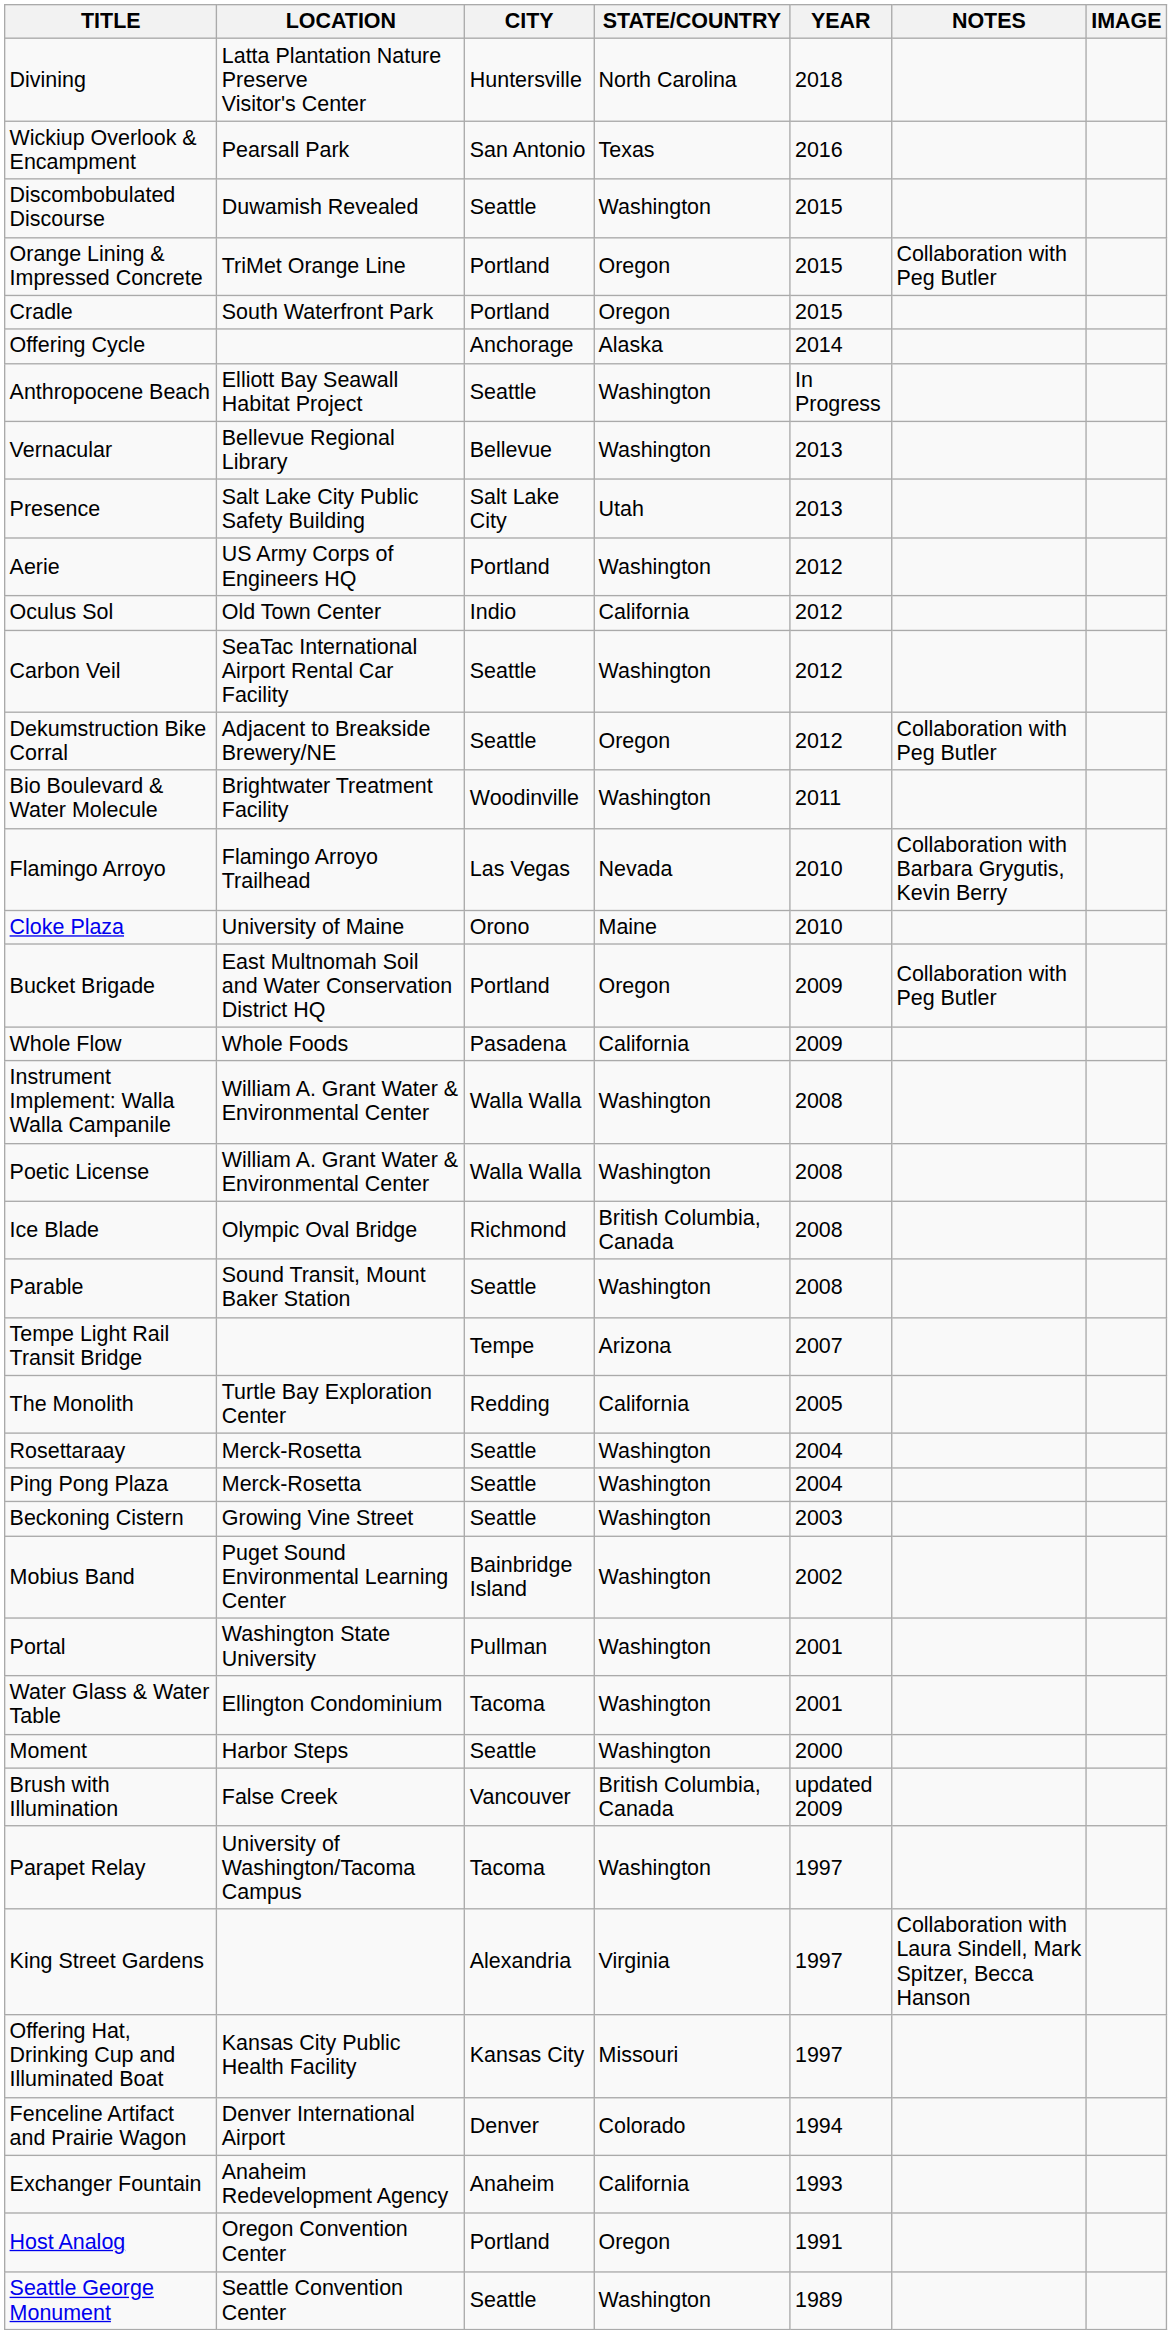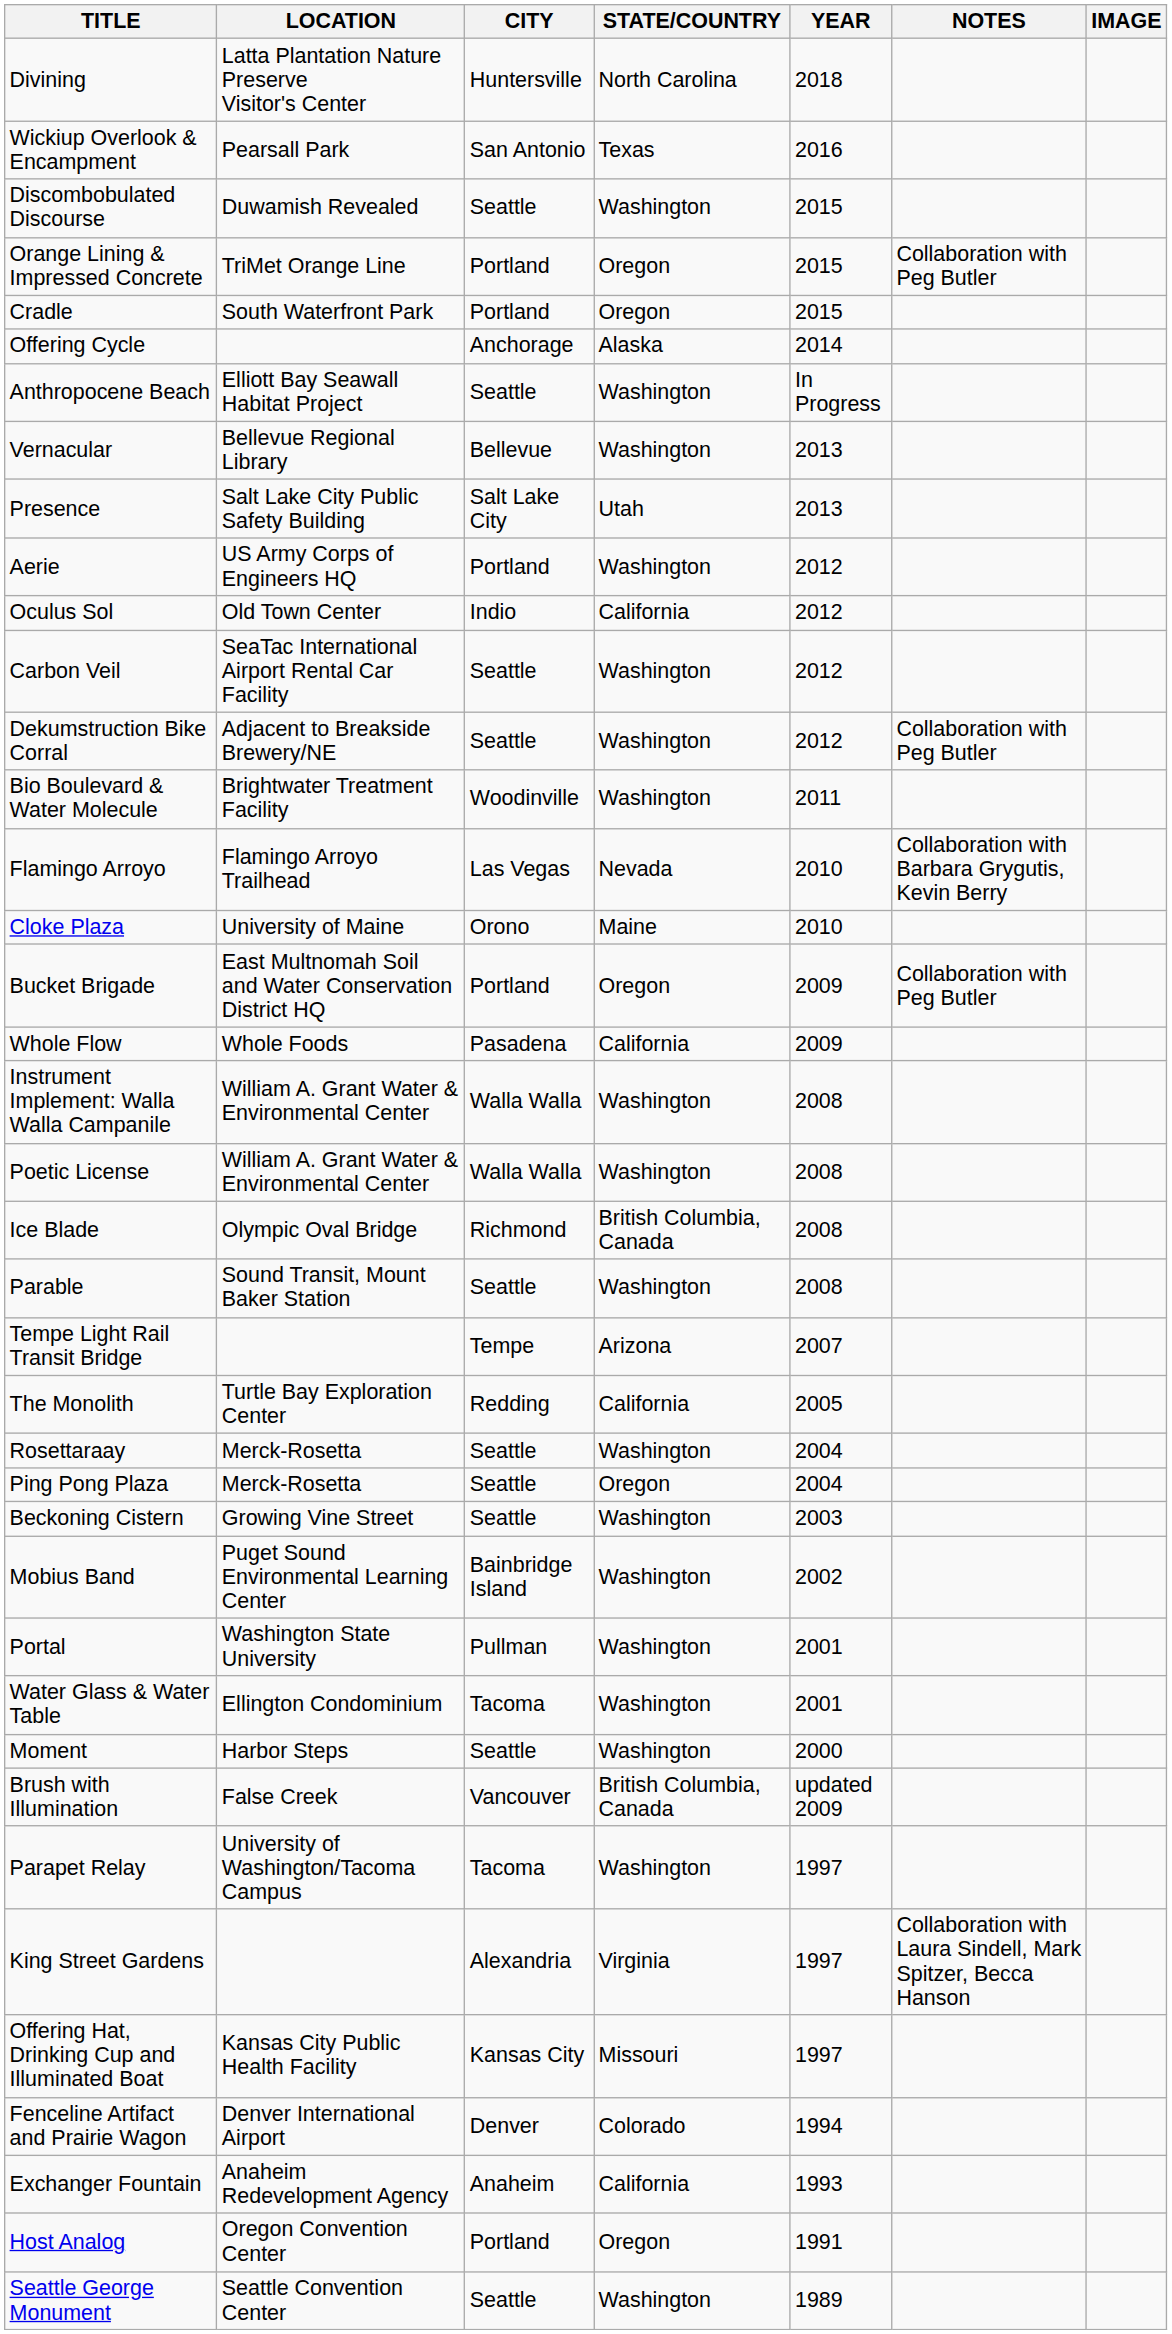(634, 740) Oregon -> (655, 740) Washington
(655, 1484) Washington -> (634, 1484) Oregon
